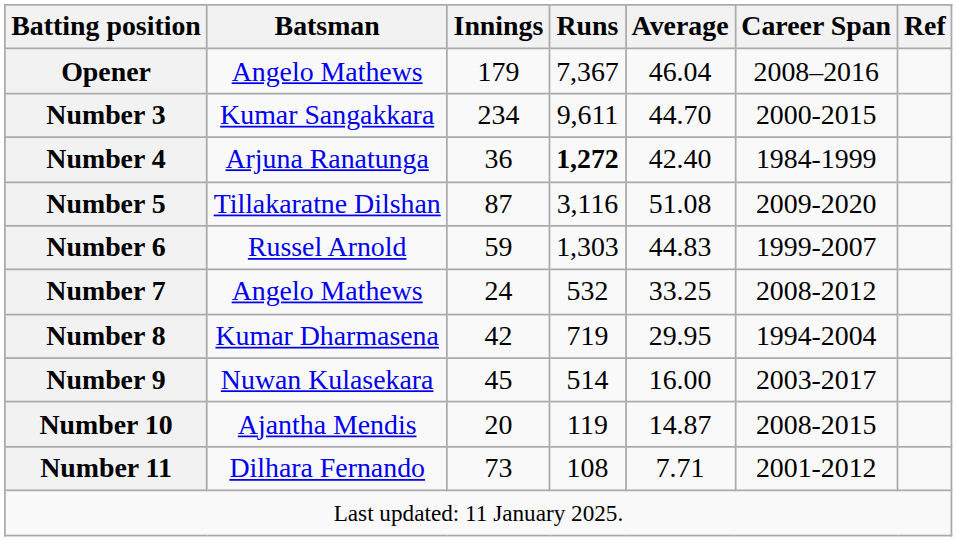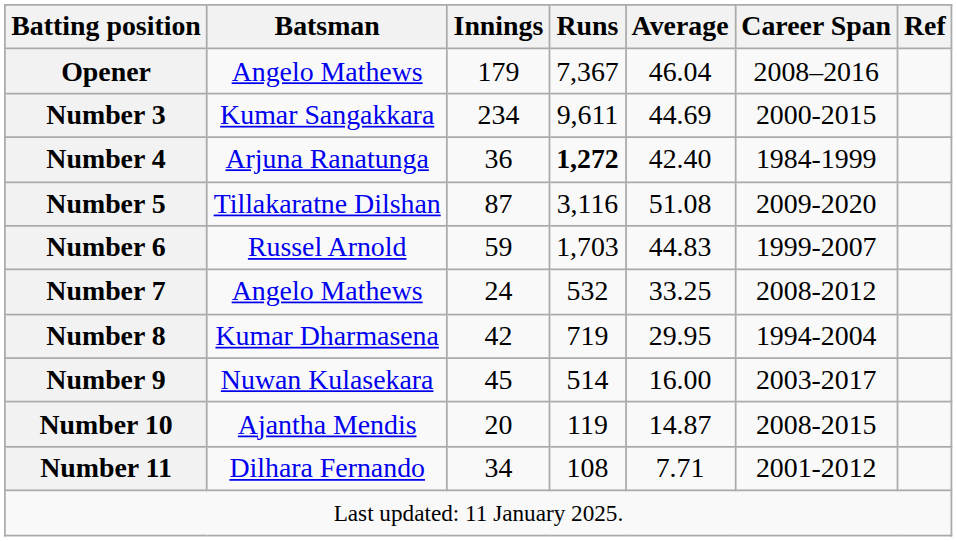(680, 114) 44.70 -> (680, 114) 44.69
(587, 247) 1,303 -> (587, 247) 1,703
(498, 468) 73 -> (498, 468) 34
